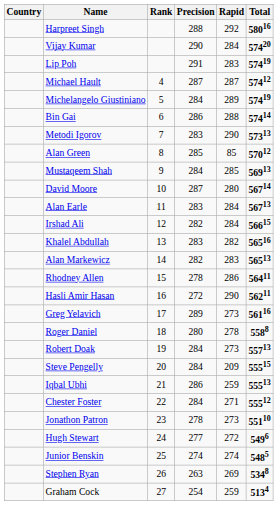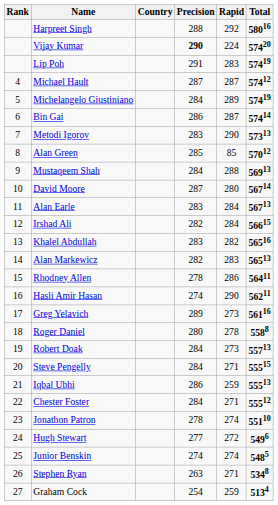columns swapped: (161, 12) <-> (24, 12)
(196, 46) normal -> (196, 46) bold
(232, 46) 284 -> (232, 46) 224
(232, 117) 288 -> (232, 117) 287
(232, 171) 285 -> (232, 171) 288
(196, 295) 272 -> (196, 295) 274
(232, 367) 209 -> (232, 367) 271
(232, 420) 273 -> (232, 420) 274
(232, 474) 269 -> (232, 474) 271
